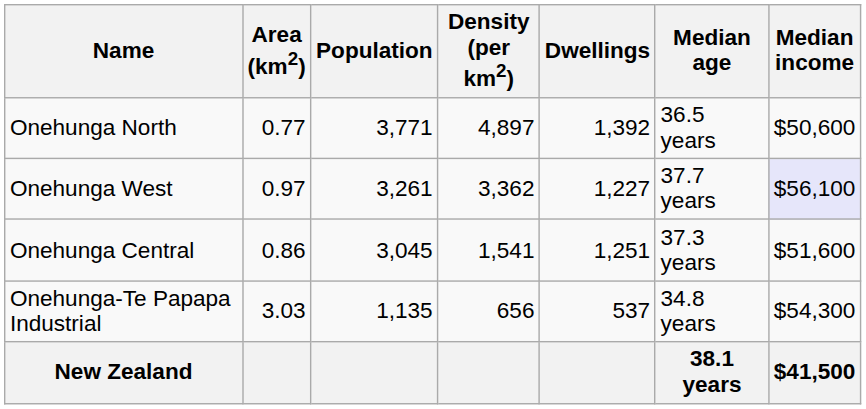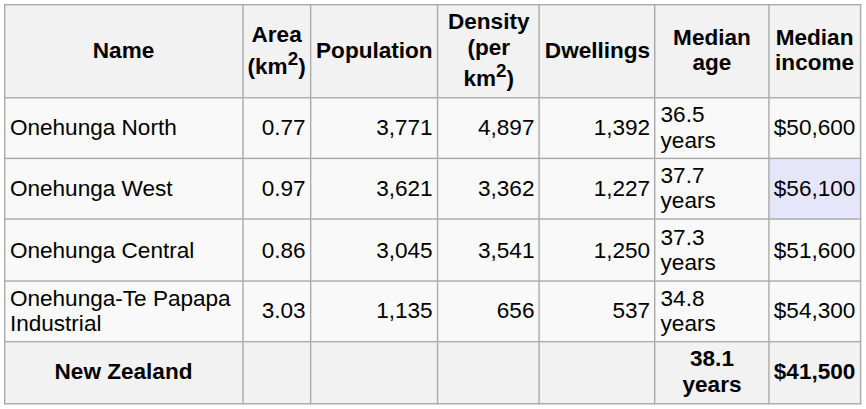(404, 188) 3,261 -> (404, 188) 3,621
(506, 250) 1,541 -> (506, 250) 3,541
(622, 250) 1,251 -> (622, 250) 1,250
